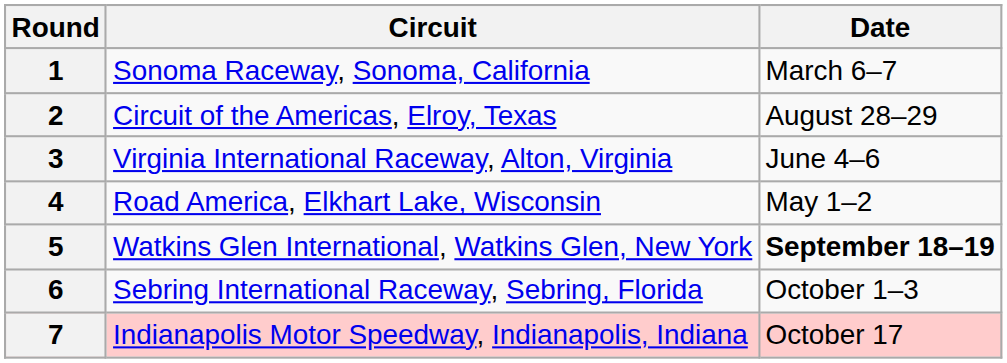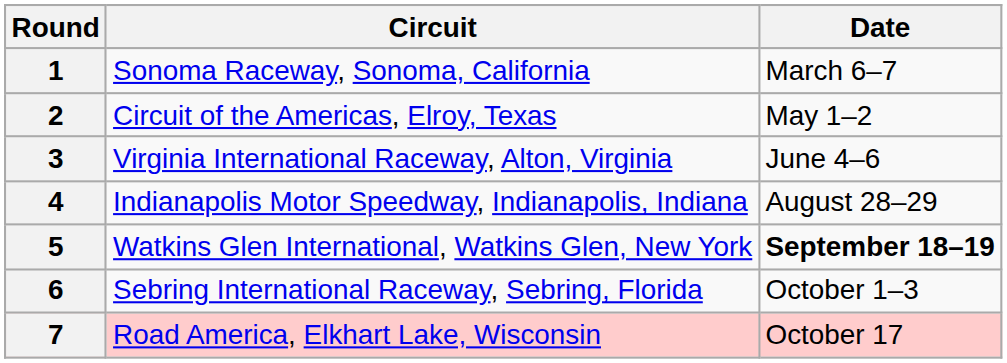(851, 114) August 28–29 -> (819, 114) May 1–2
(357, 202) Road America, Elkhart Lake, Wisconsin -> (430, 202) Indianapolis Motor Speedway, Indianapolis, Indiana
(819, 202) May 1–2 -> (851, 202) August 28–29
(430, 334) Indianapolis Motor Speedway, Indianapolis, Indiana -> (357, 334) Road America, Elkhart Lake, Wisconsin
